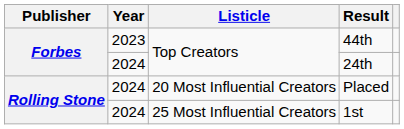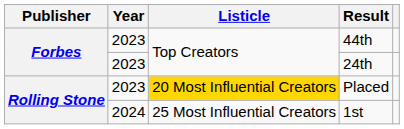(129, 64) 2024 -> (129, 64) 2023
(129, 87) 2024 -> (129, 87) 2023
(244, 87) no background -> (244, 87) gold background
